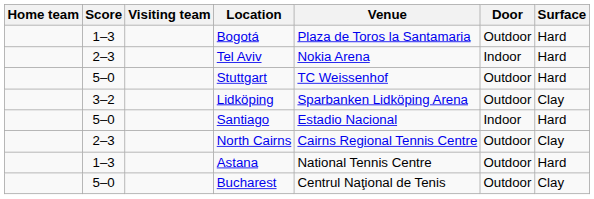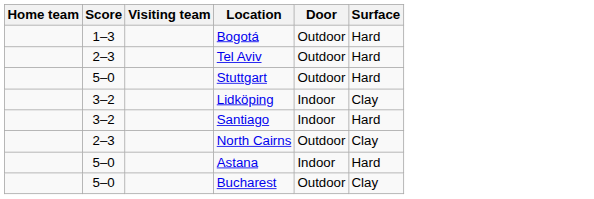- column: (387, 15)
(502, 57) Indoor -> (321, 57) Outdoor
(507, 99) Outdoor -> (316, 99) Indoor
(104, 120) 5–0 -> (104, 120) 3–2
(104, 162) 1–3 -> (104, 162) 5–0
(507, 162) Outdoor -> (316, 162) Indoor
